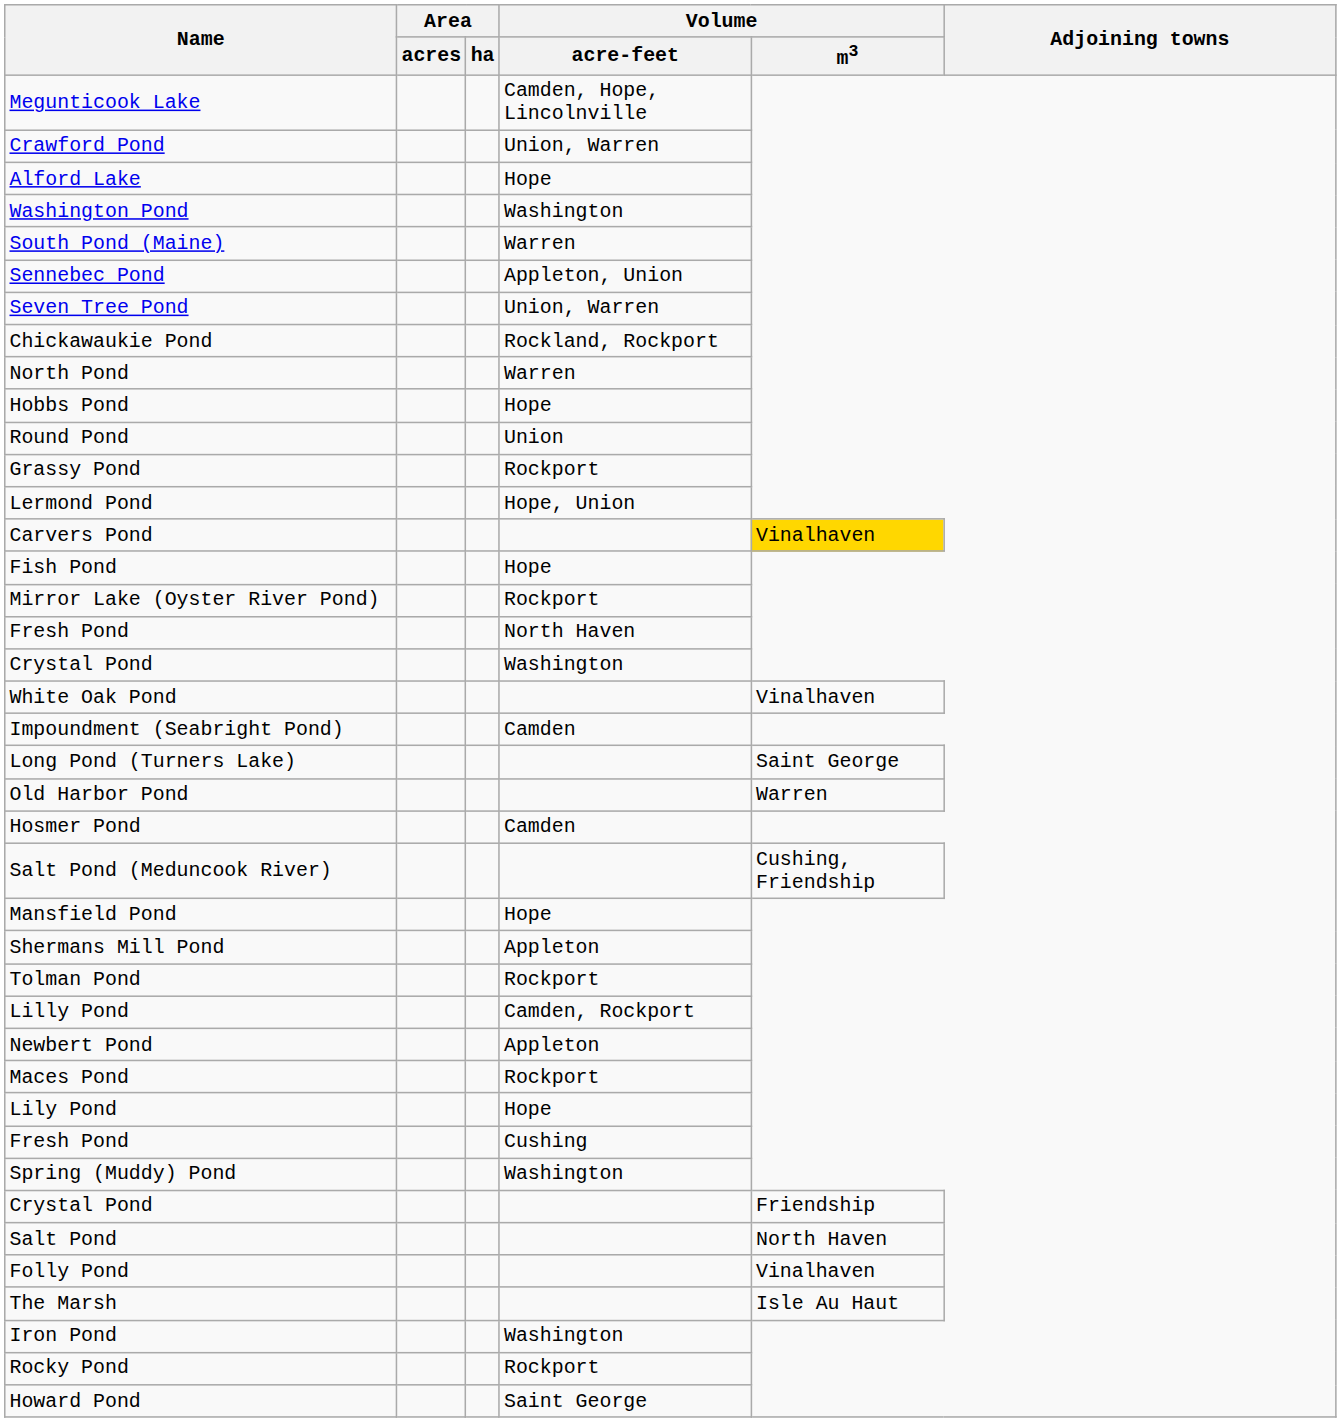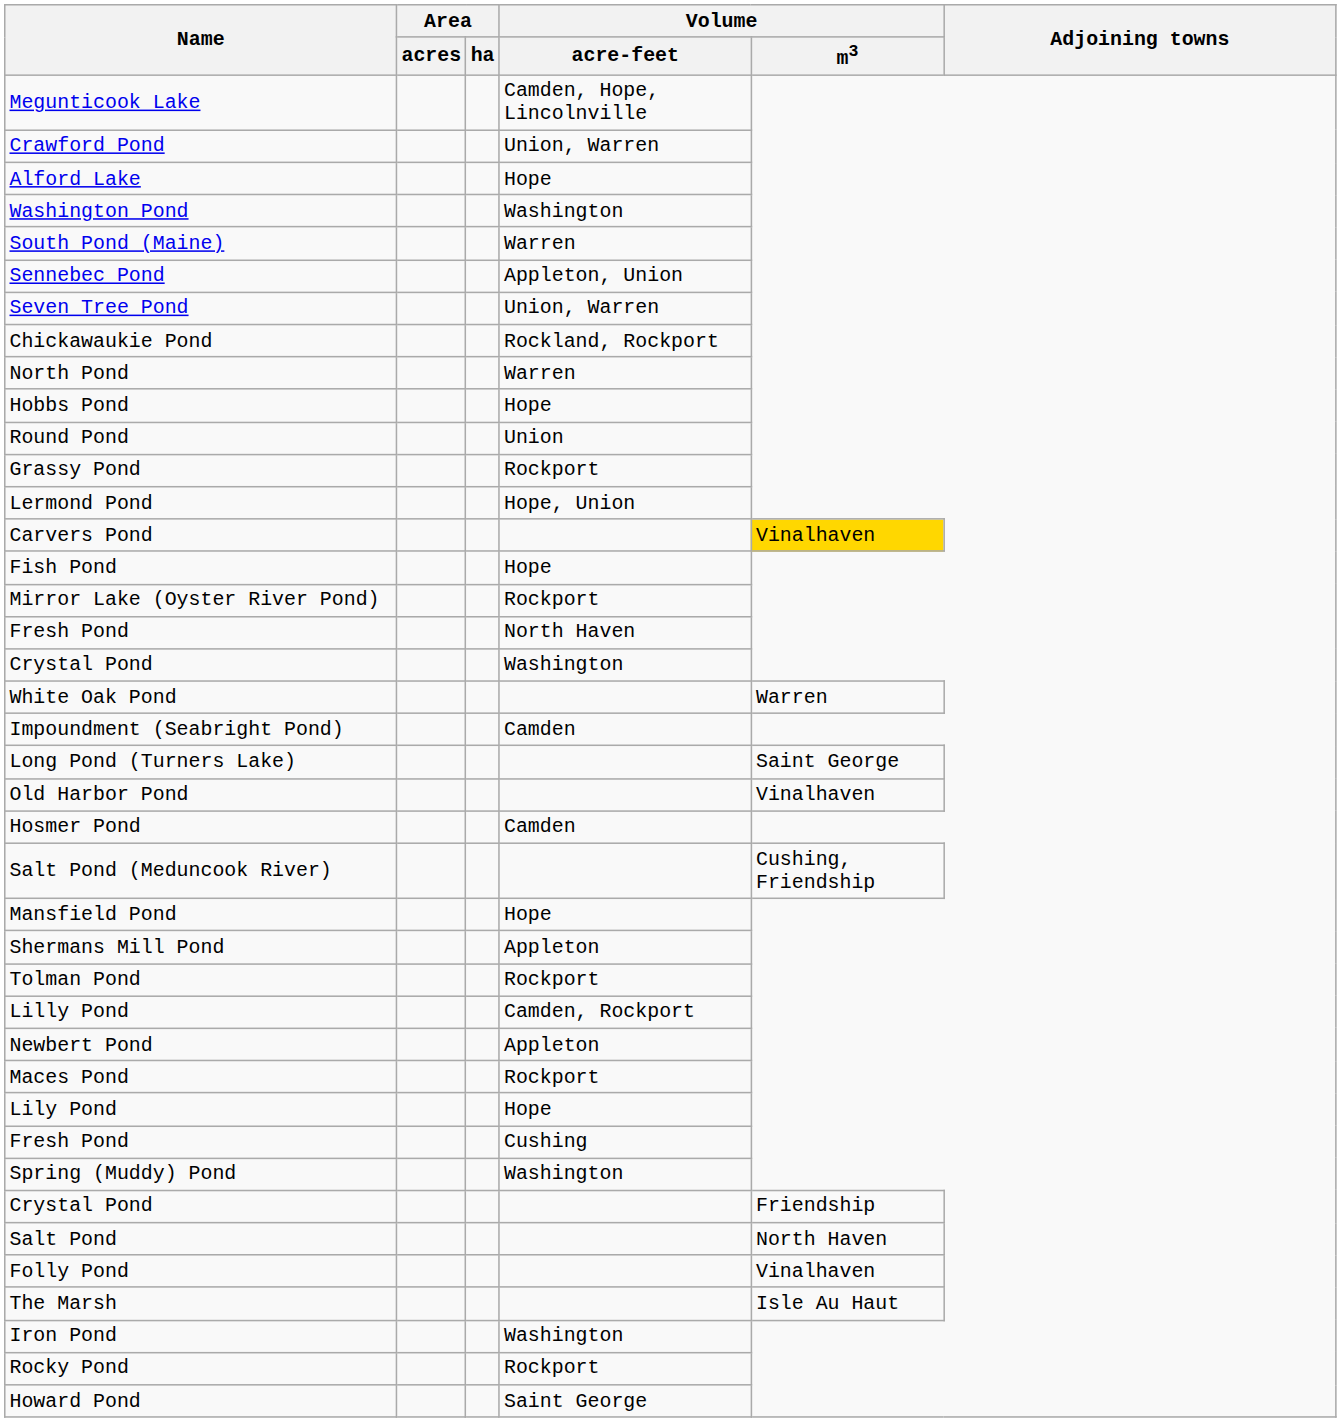(816, 697) Vinalhaven -> (792, 697) Warren
(792, 795) Warren -> (816, 795) Vinalhaven
